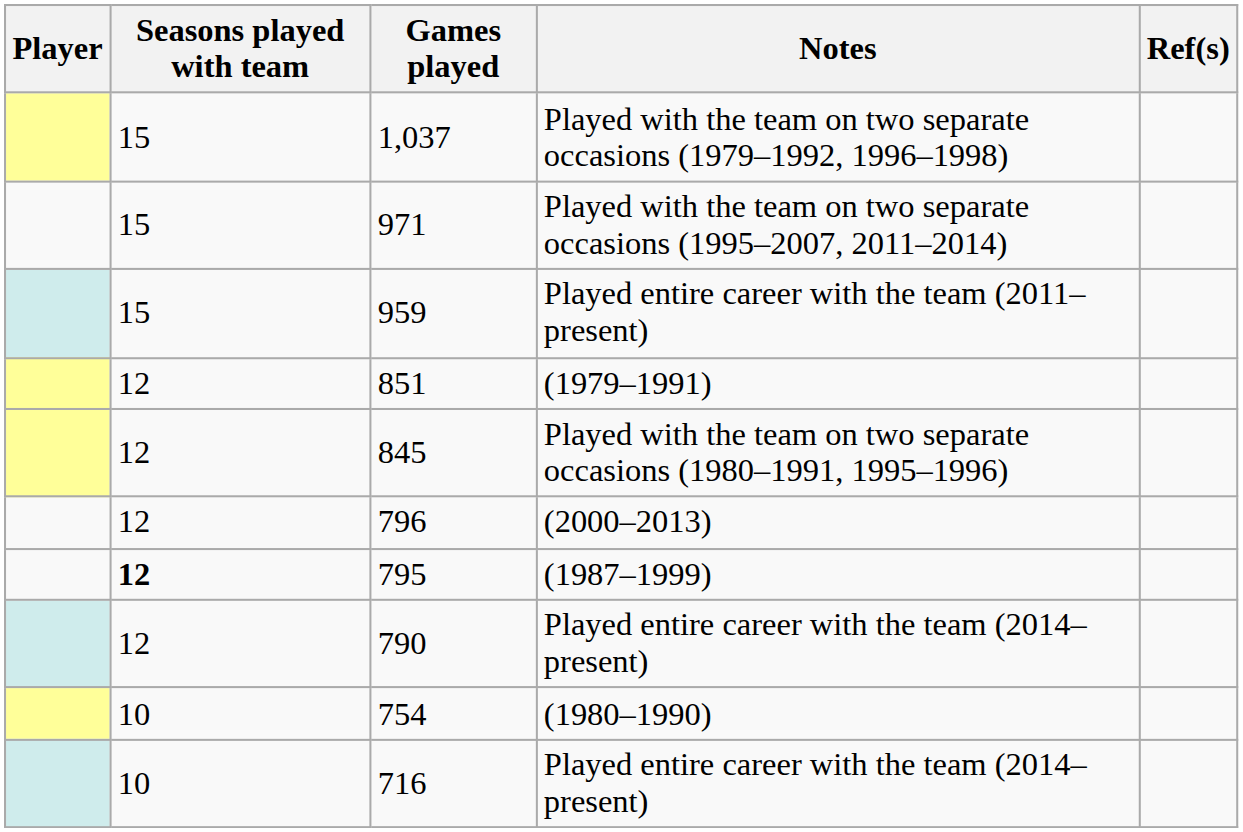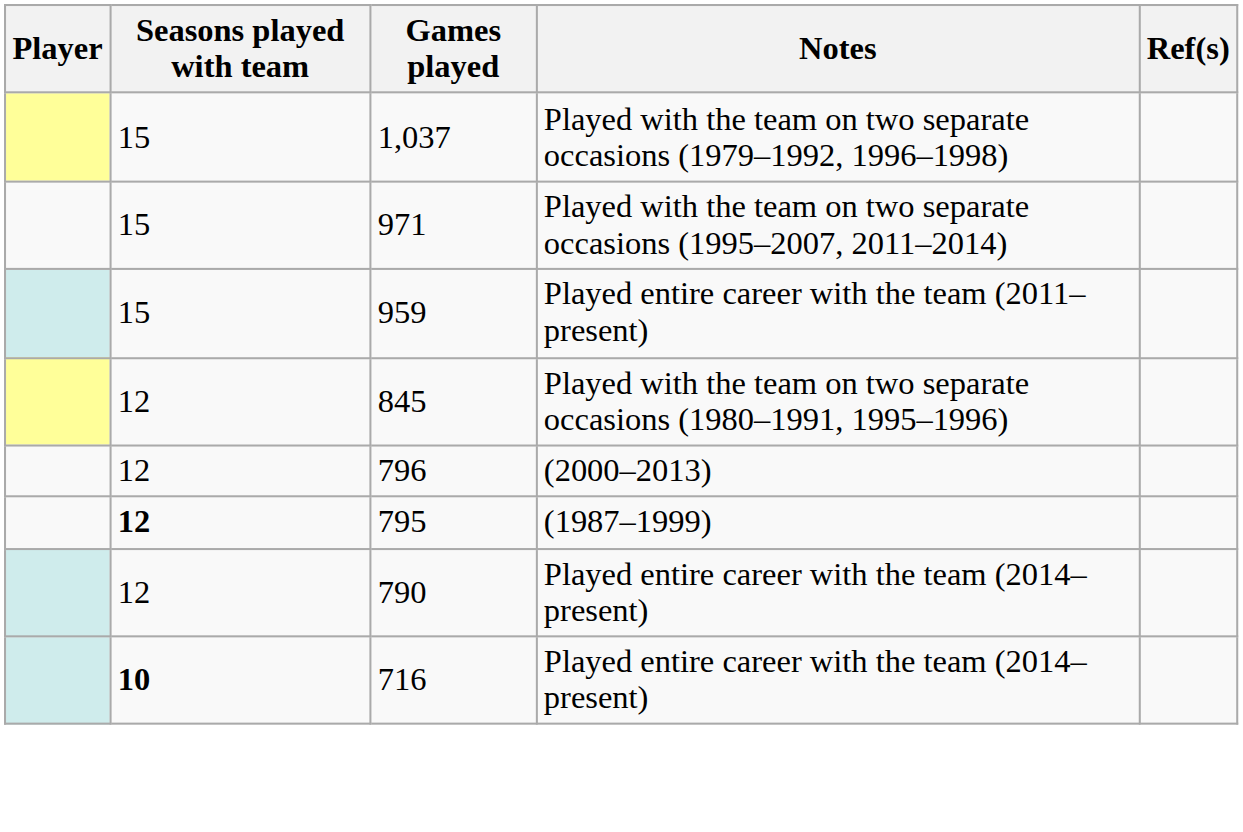- row: (402, 382)
- row: (402, 713)
(134, 782) normal -> (134, 679) bold
